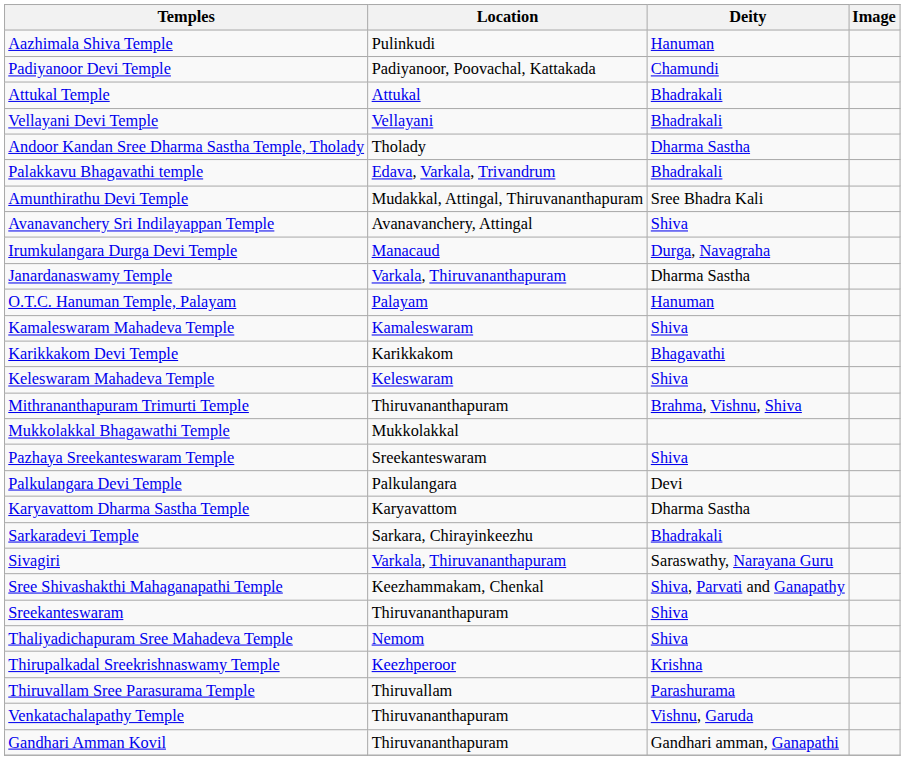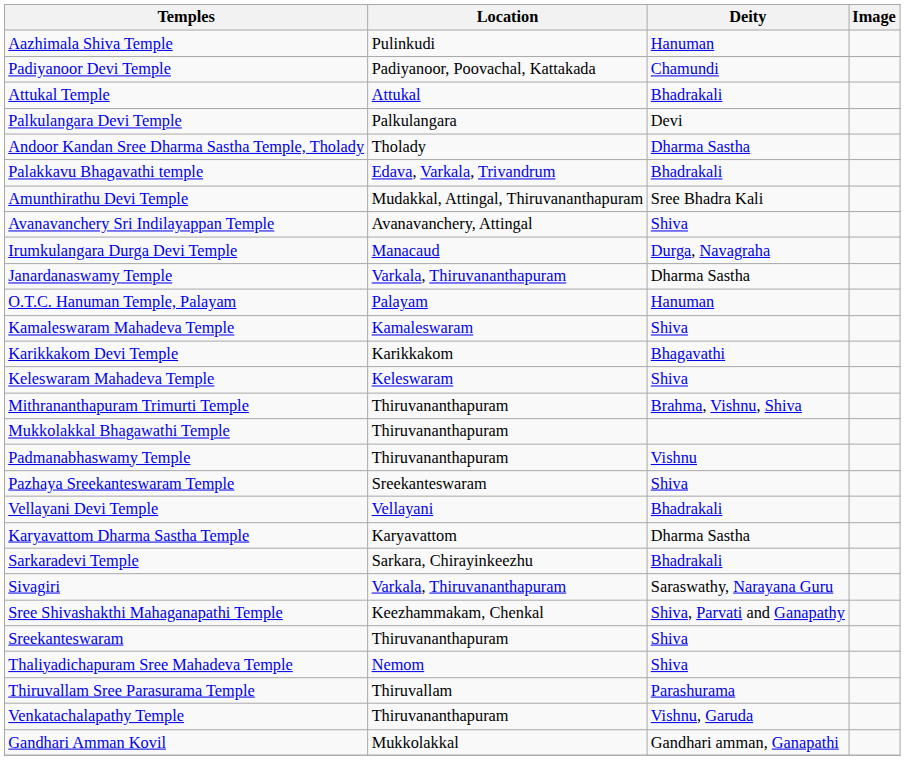rows swapped: (83, 120) <-> (95, 483)
(415, 431) Mukkolakkal -> (440, 431) Thiruvananthapuram
+ row: (99, 457)
- row: (144, 664)
(440, 742) Thiruvananthapuram -> (415, 742) Mukkolakkal
